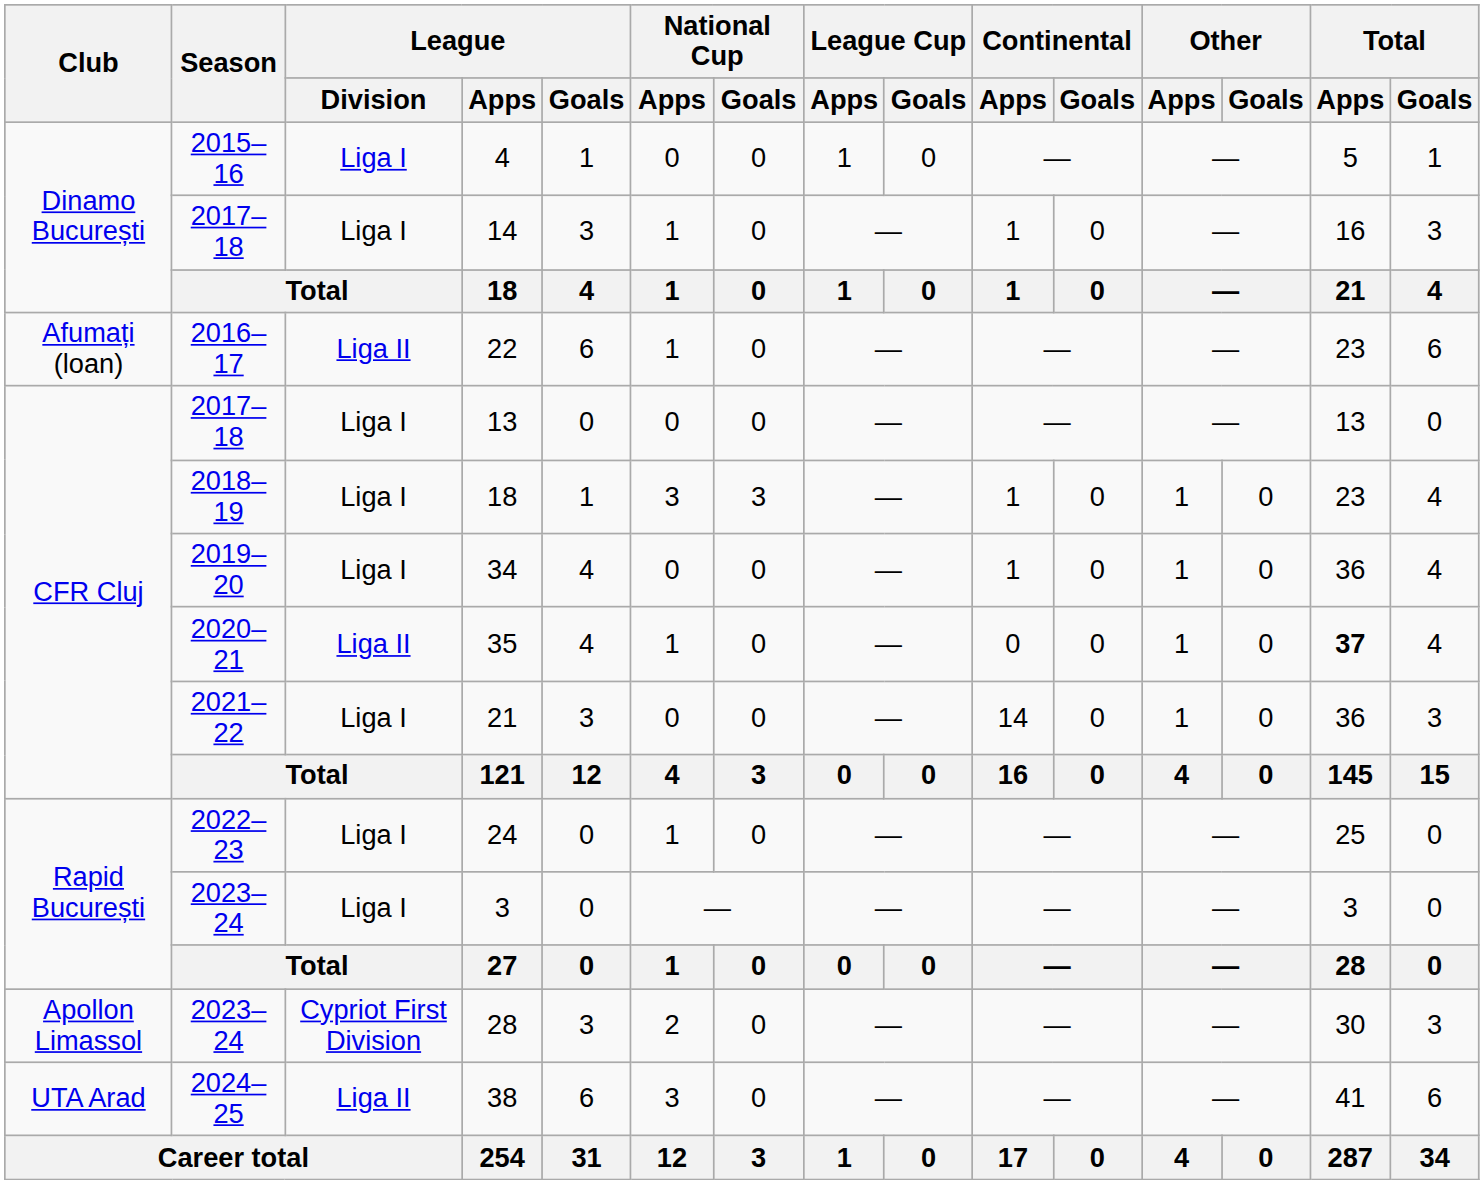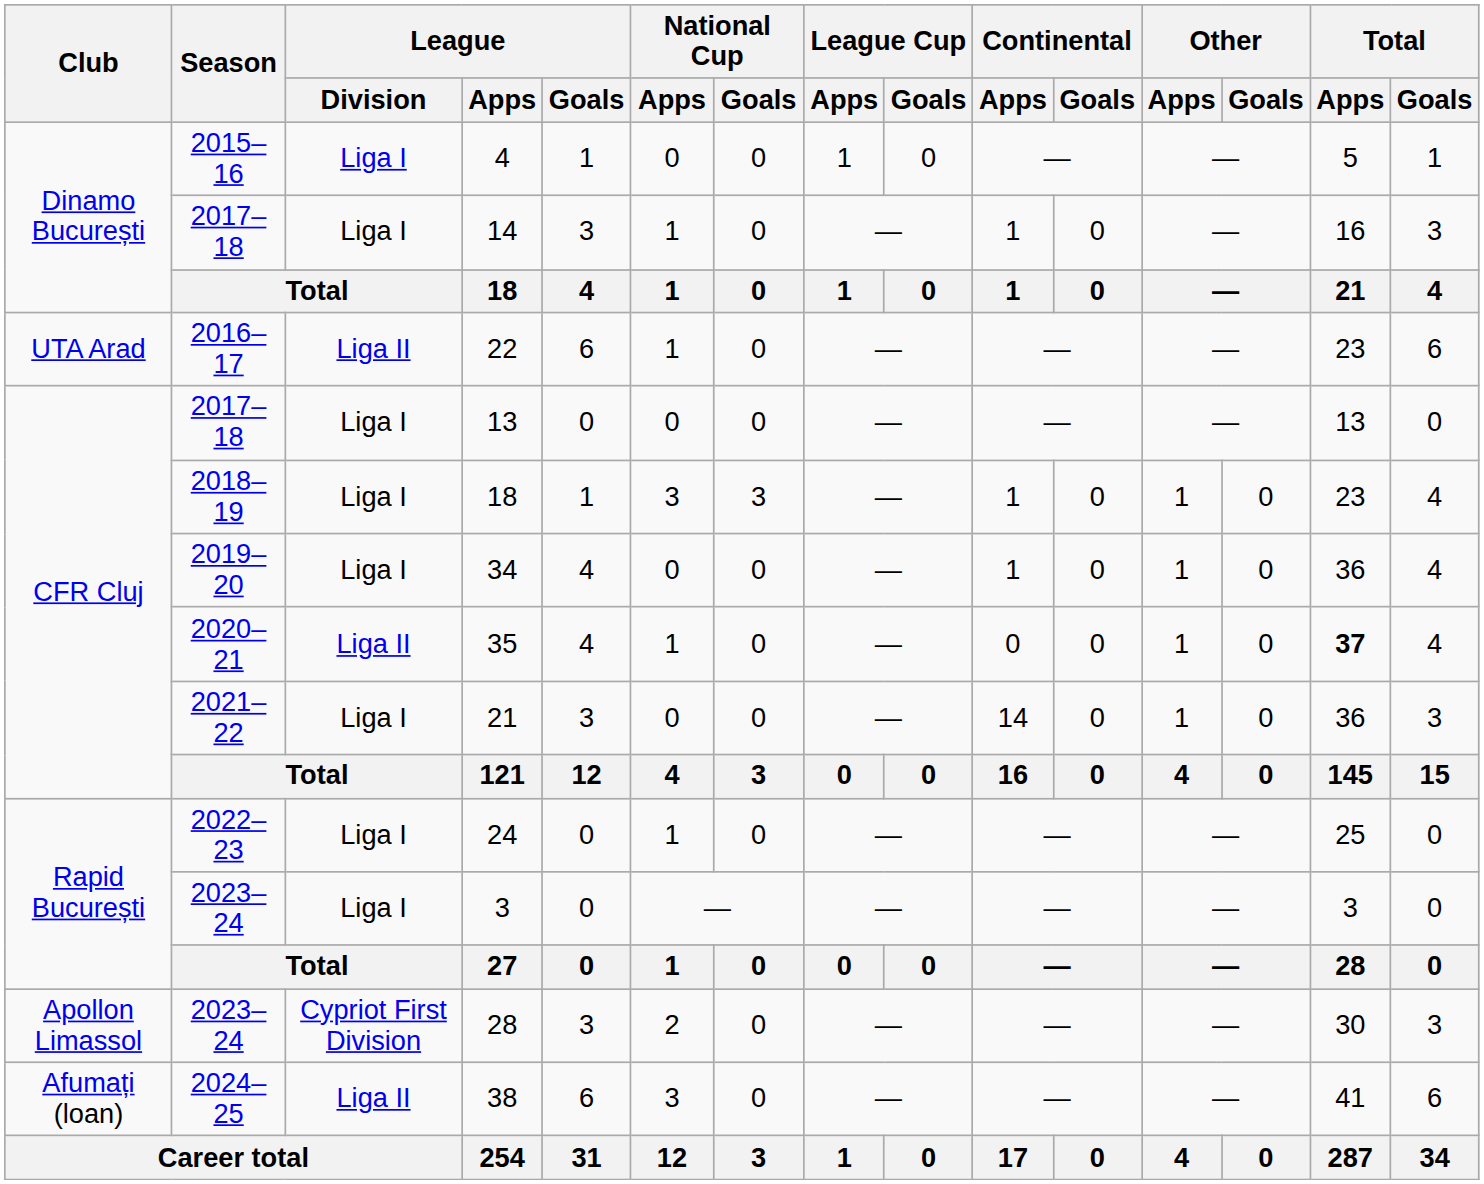(88, 348) Afumați (loan) -> (88, 348) UTA Arad
(88, 1098) UTA Arad -> (88, 1098) Afumați (loan)
